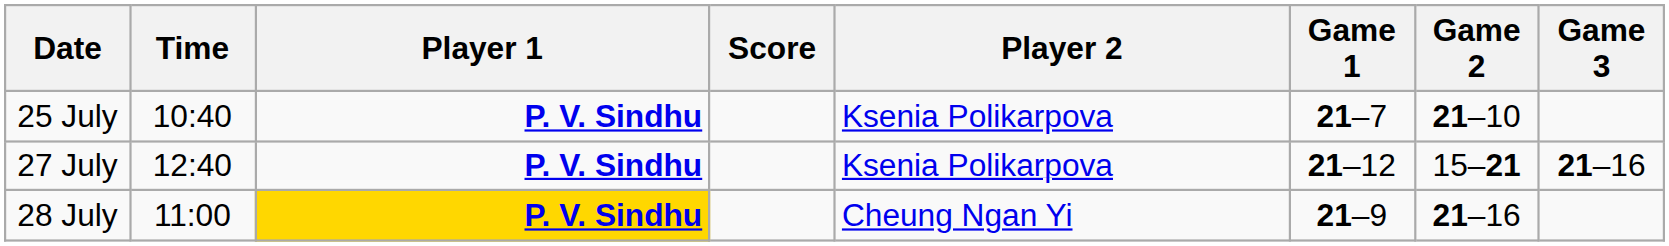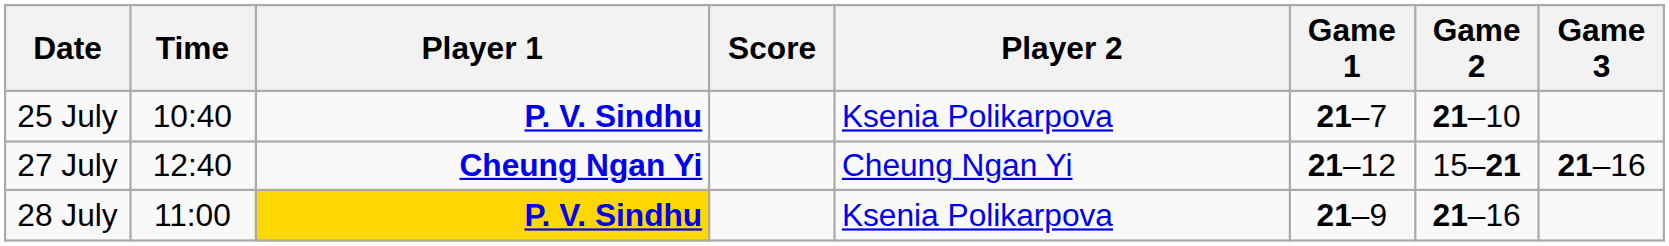(613, 166) P. V. Sindhu -> (581, 166) Cheung Ngan Yi
(977, 166) Ksenia Polikarpova -> (957, 166) Cheung Ngan Yi
(957, 216) Cheung Ngan Yi -> (977, 216) Ksenia Polikarpova
